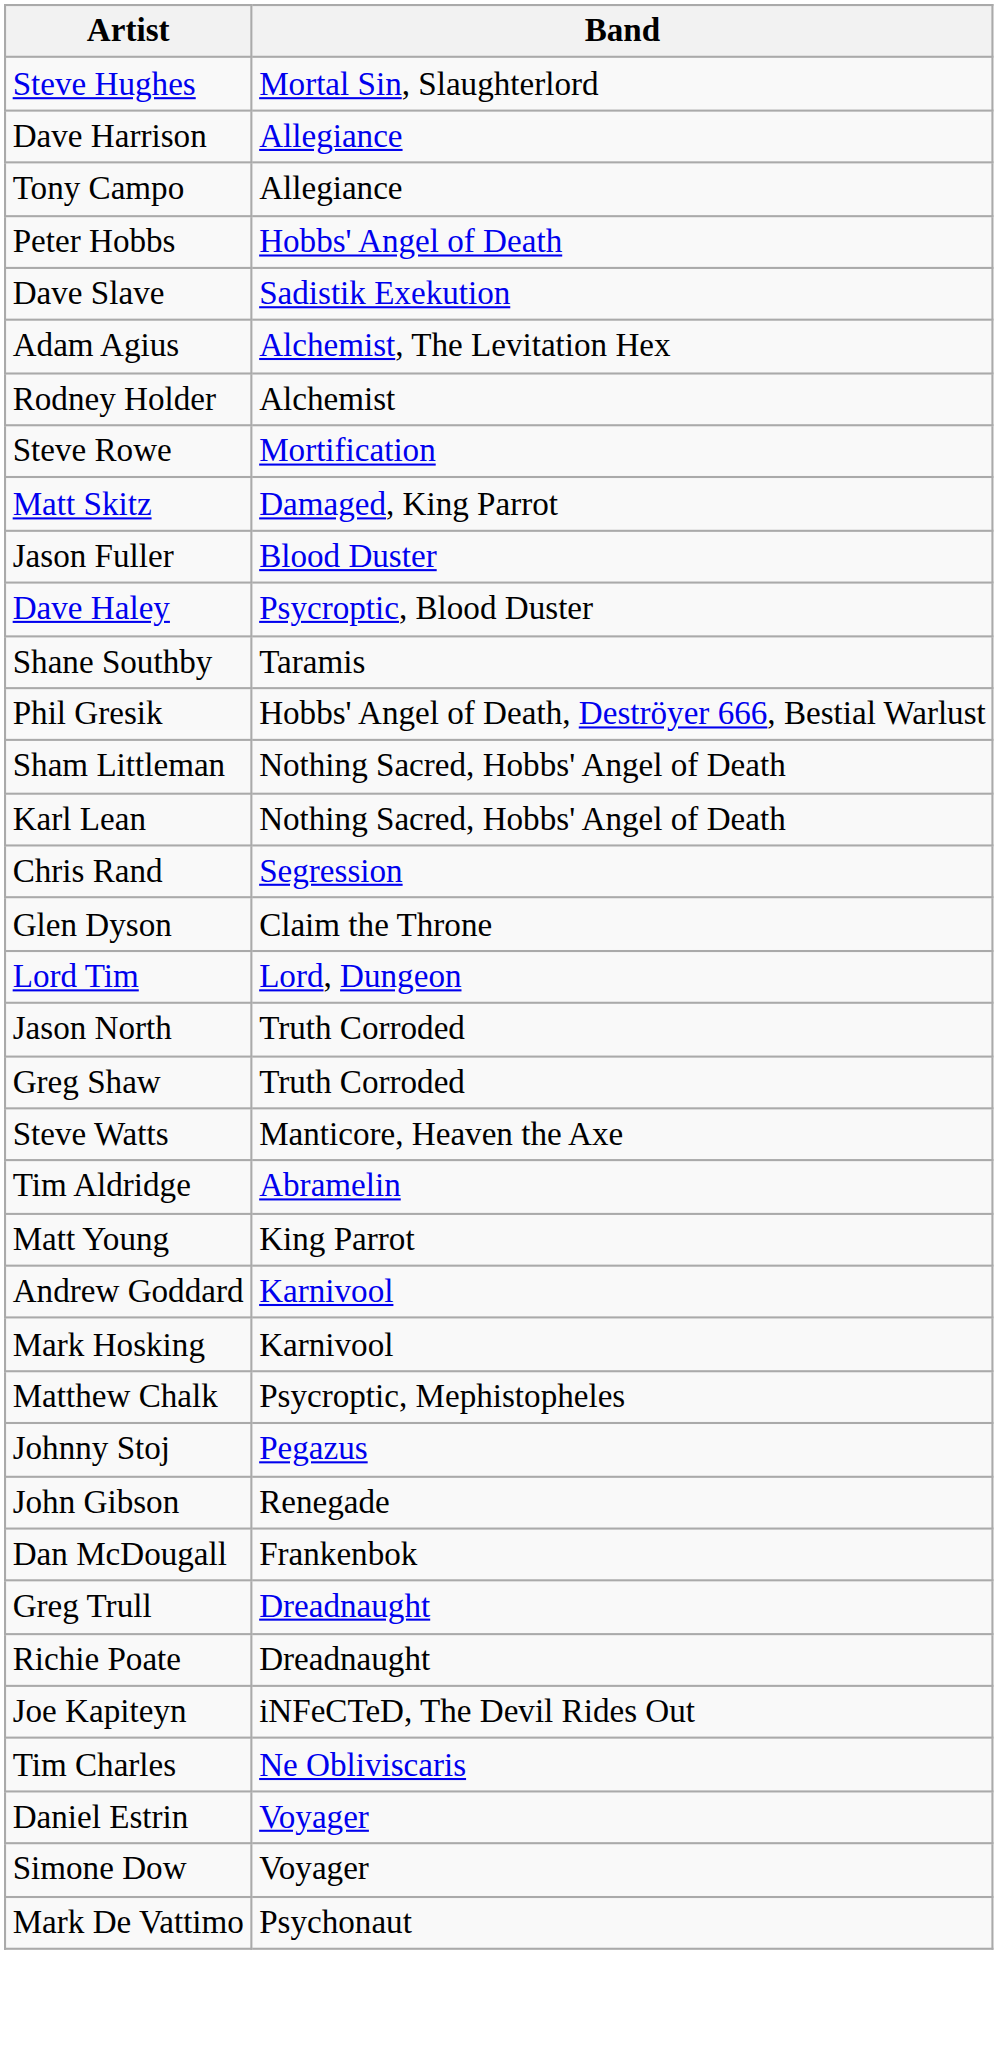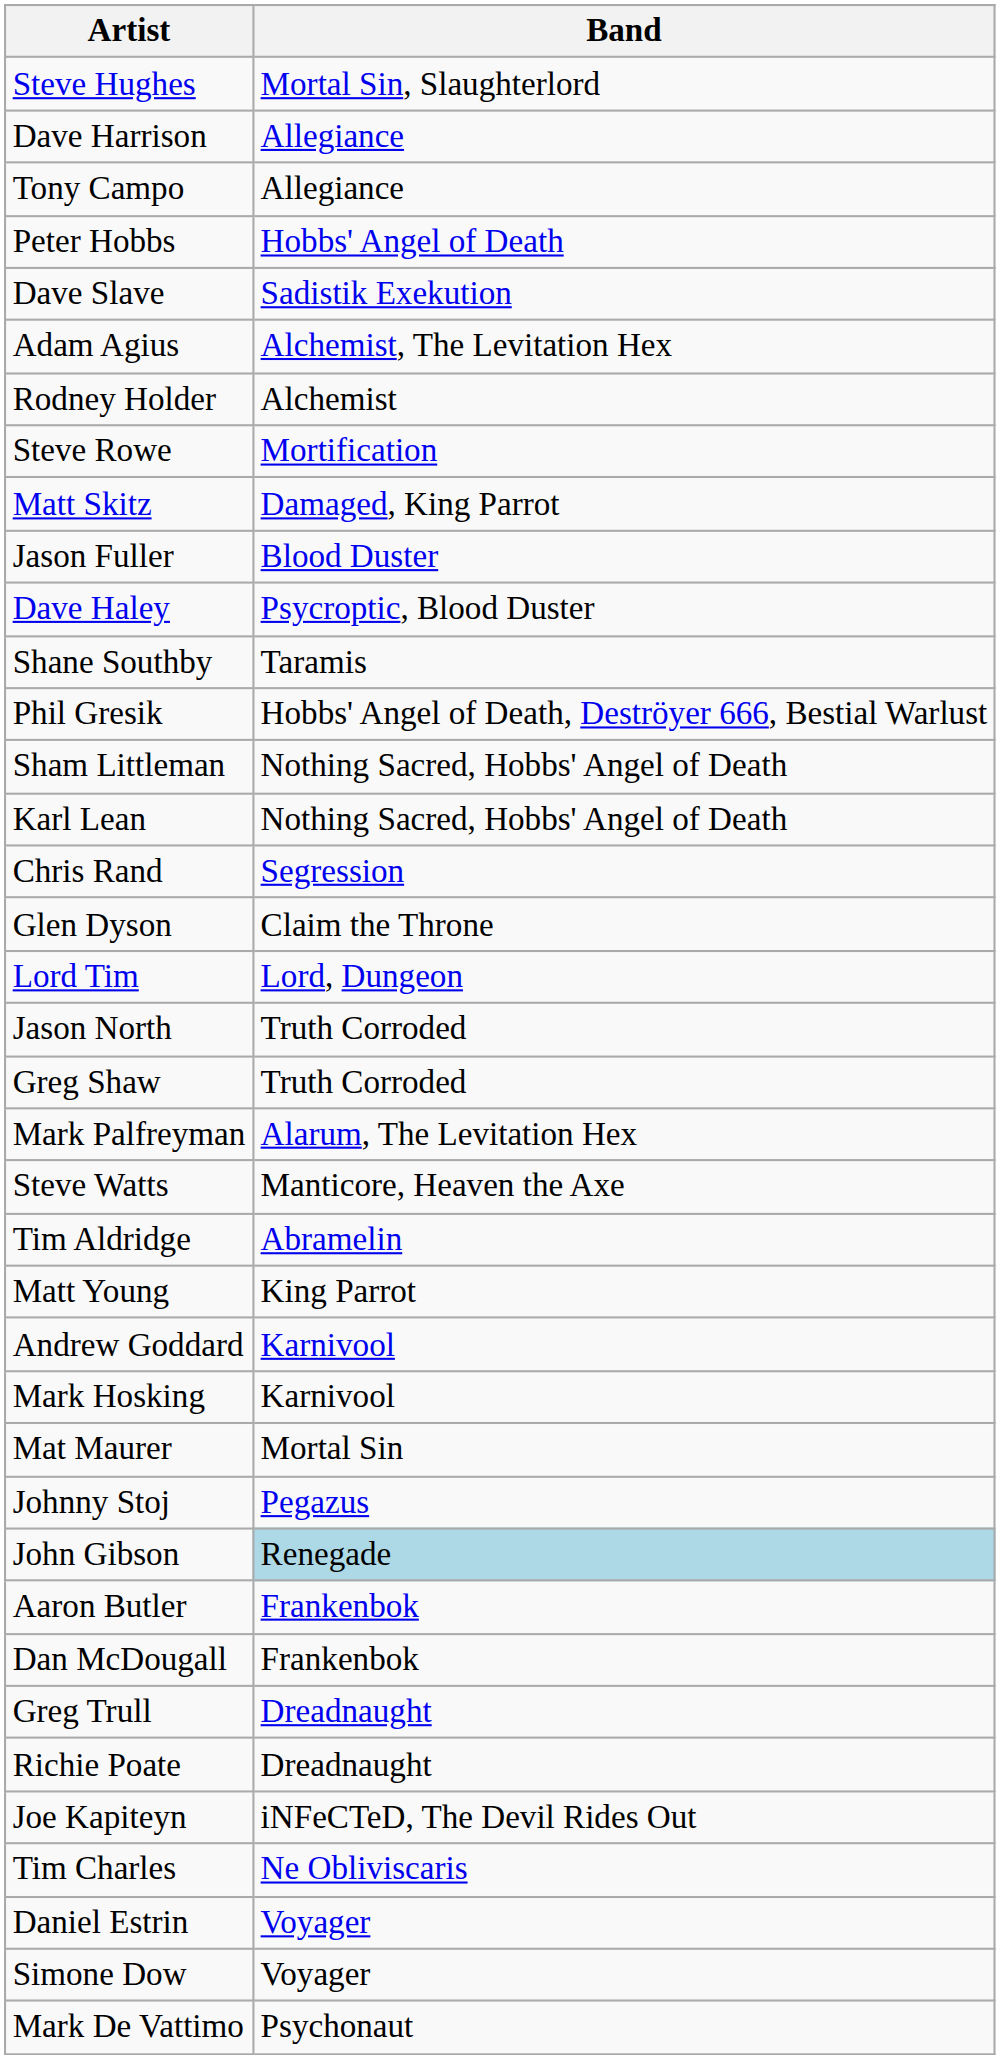+ row: (129, 1133)
- row: (115, 1396)
+ row: (92, 1448)
(324, 1501) no background -> (326, 1554) lightblue background
+ row: (100, 1606)
